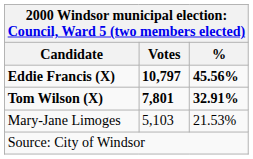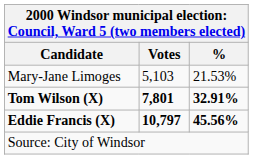rows swapped: (61, 76) <-> (64, 120)
